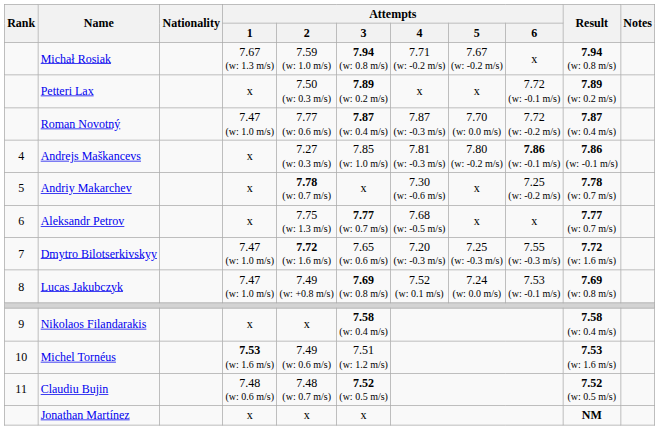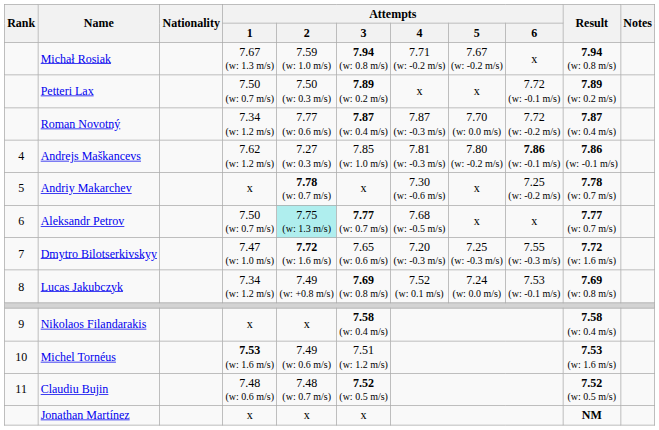(250, 91) x -> (250, 91) 7.50 (w: 0.7 m/s)
(250, 123) 7.47 (w: 1.0 m/s) -> (250, 123) 7.34 (w: 1.2 m/s)
(250, 156) x -> (250, 156) 7.62 (w: 1.2 m/s)
(250, 221) x -> (250, 221) 7.50 (w: 0.7 m/s)
(307, 221) no background -> (307, 221) paleturquoise background
(250, 286) 7.47 (w: 1.0 m/s) -> (250, 286) 7.34 (w: 1.2 m/s)
